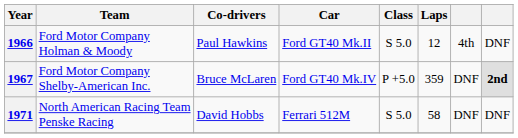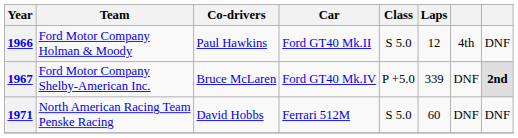(434, 79) 359 -> (434, 79) 339
(434, 115) 58 -> (434, 115) 60
